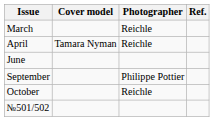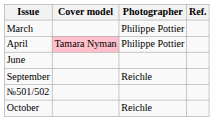(137, 28) Reichle -> (153, 28) Philippe Pottier
(86, 44) no background -> (86, 44) pink background
(137, 44) Reichle -> (153, 44) Philippe Pottier
(153, 76) Philippe Pottier -> (137, 76) Reichle
rows swapped: (23, 92) <-> (28, 108)
